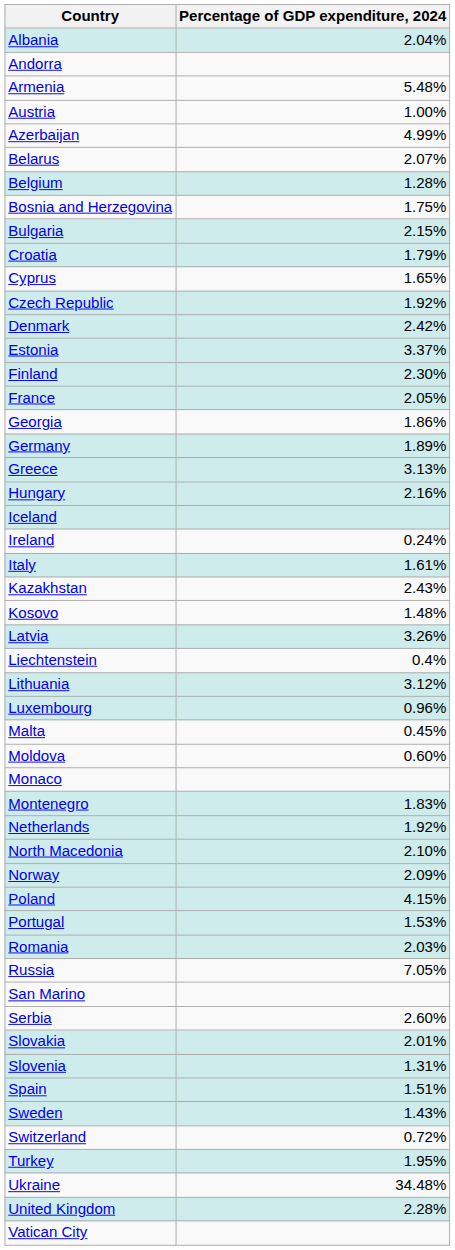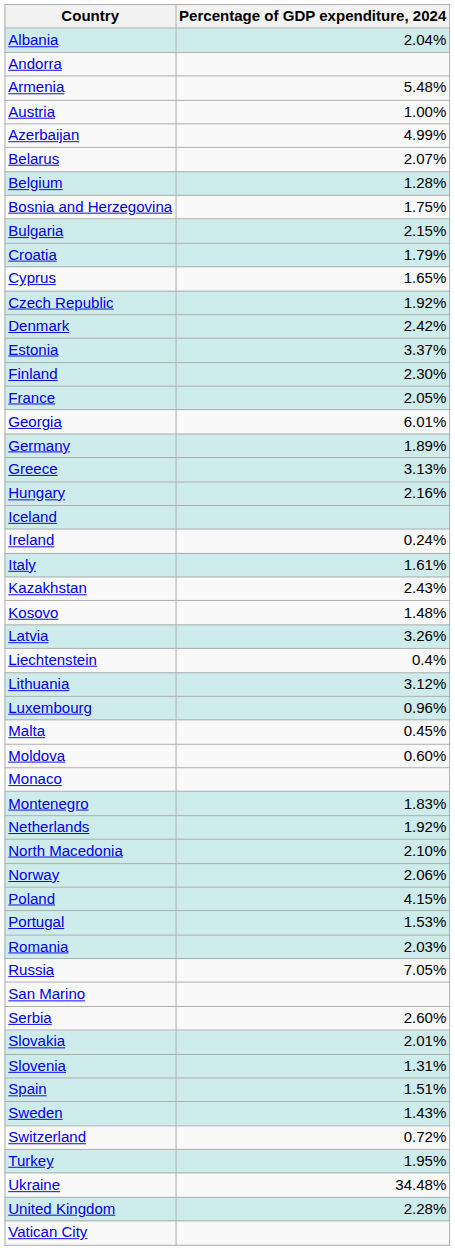(425, 421) 1.86% -> (425, 421) 6.01%
(425, 875) 2.09% -> (425, 875) 2.06%
